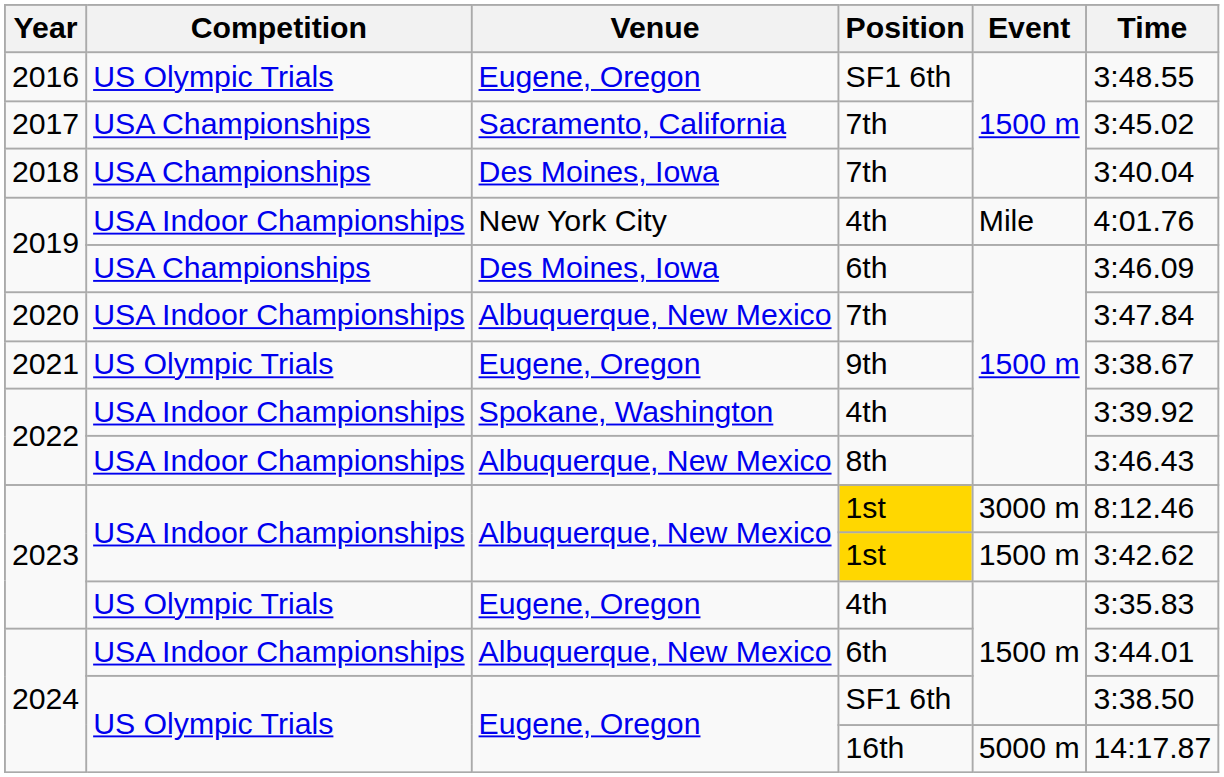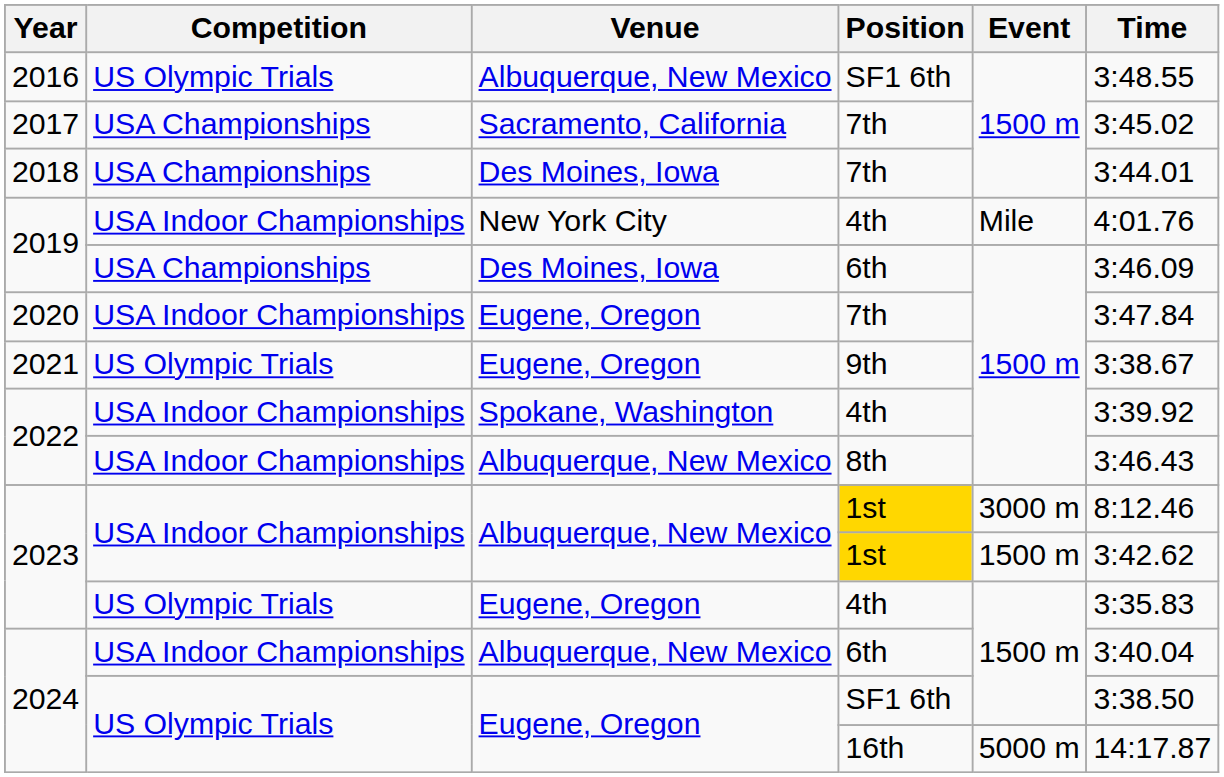(590, 76) Eugene, Oregon -> (655, 76) Albuquerque, New Mexico
(1144, 172) 3:40.04 -> (1144, 172) 3:44.01
(655, 316) Albuquerque, New Mexico -> (590, 316) Eugene, Oregon
(1144, 651) 3:44.01 -> (1144, 651) 3:40.04
